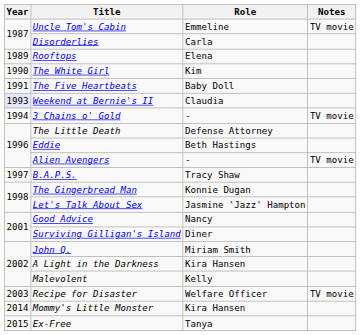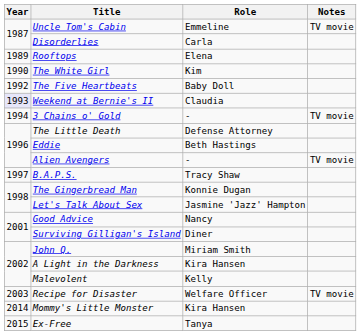(17, 86) 1991 -> (17, 86) 1992
